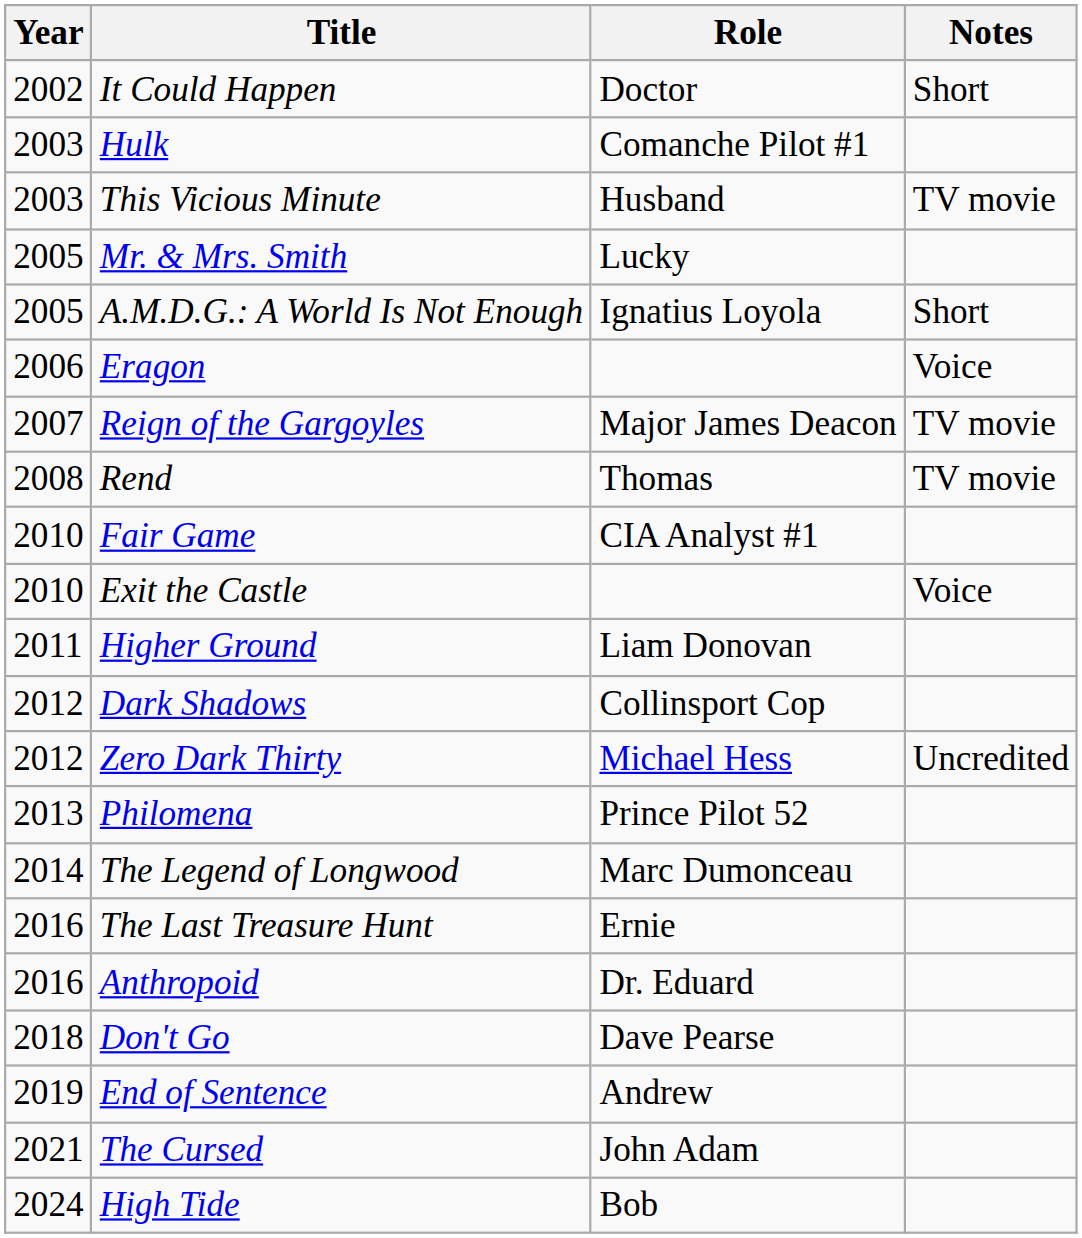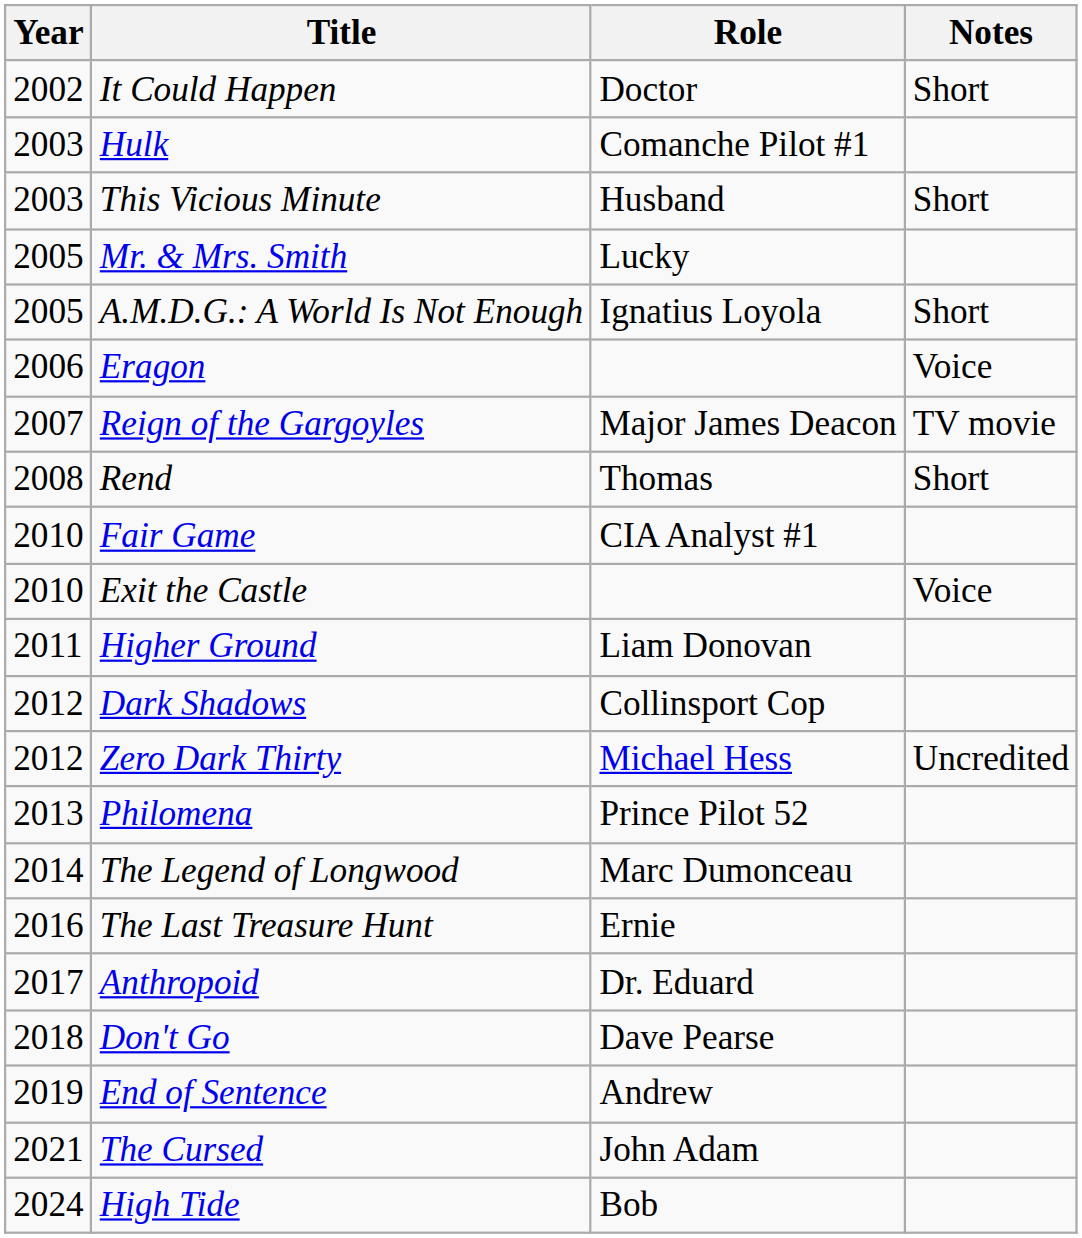(984, 199) TV movie -> (951, 199) Short
(984, 479) TV movie -> (951, 479) Short
(48, 981) 2016 -> (48, 981) 2017
